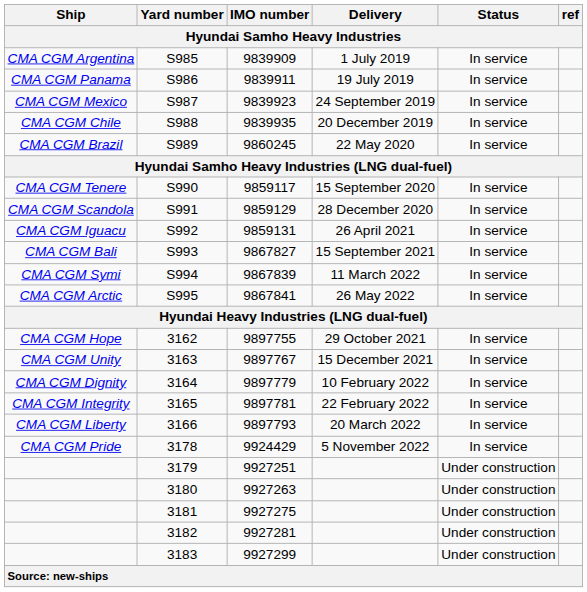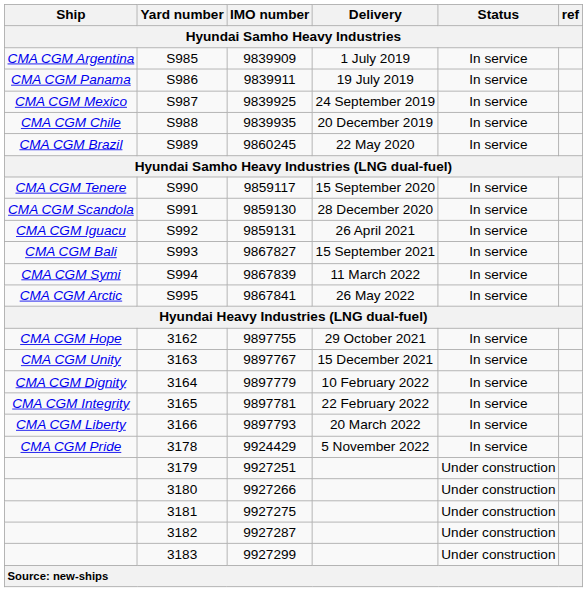(270, 101) 9839923 -> (270, 101) 9839925
(270, 209) 9859129 -> (270, 209) 9859130
(270, 489) 9927263 -> (270, 489) 9927266
(270, 532) 9927281 -> (270, 532) 9927287
